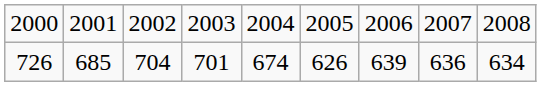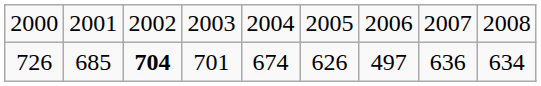(152, 61) normal -> (152, 61) bold
(389, 61) 639 -> (389, 61) 497
